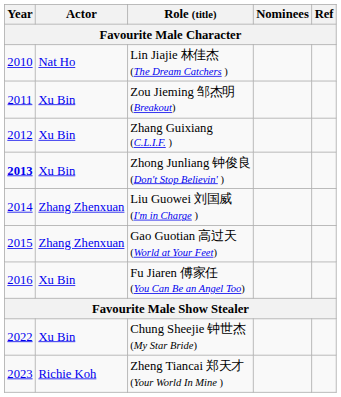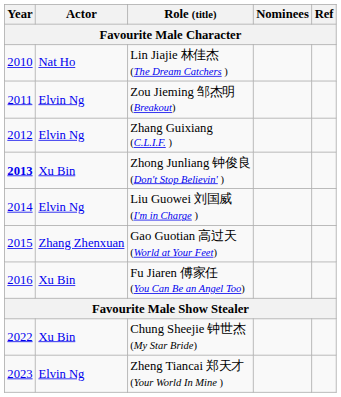(57, 99) Xu Bin -> (61, 99) Elvin Ng
(57, 134) Xu Bin -> (61, 134) Elvin Ng
(81, 207) Zhang Zhenxuan -> (61, 207) Elvin Ng
(67, 373) Richie Koh -> (61, 373) Elvin Ng
